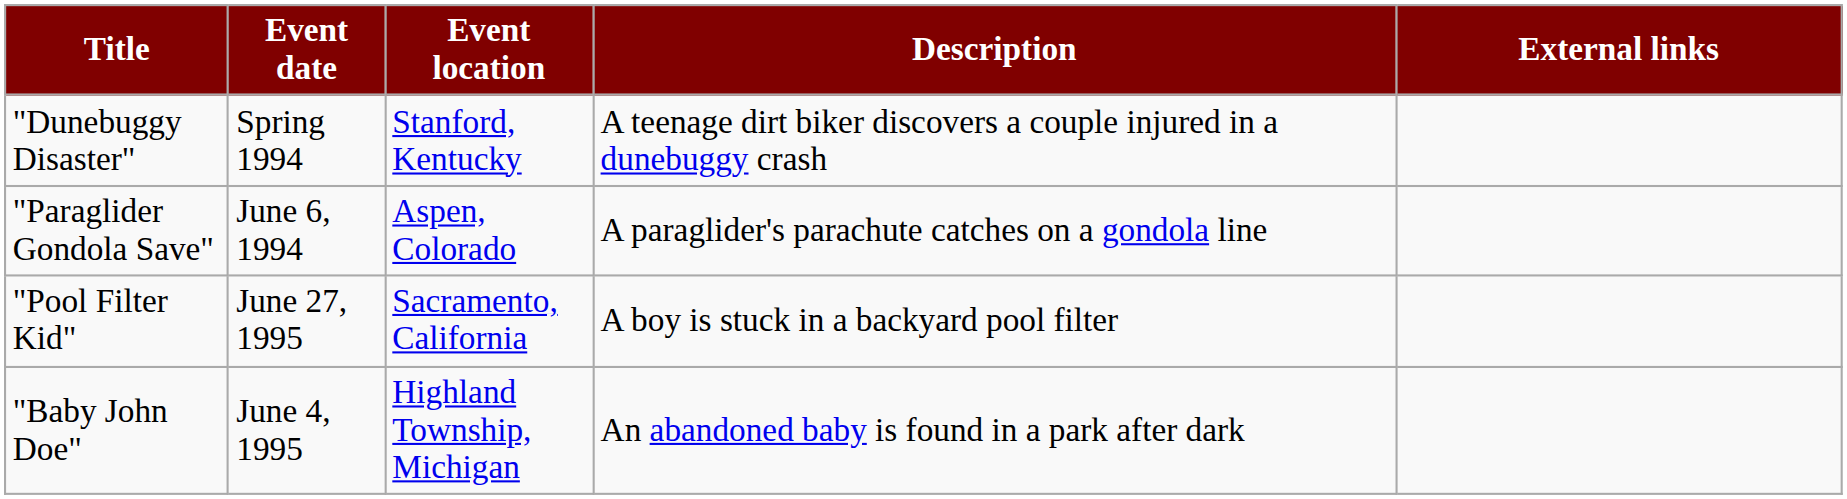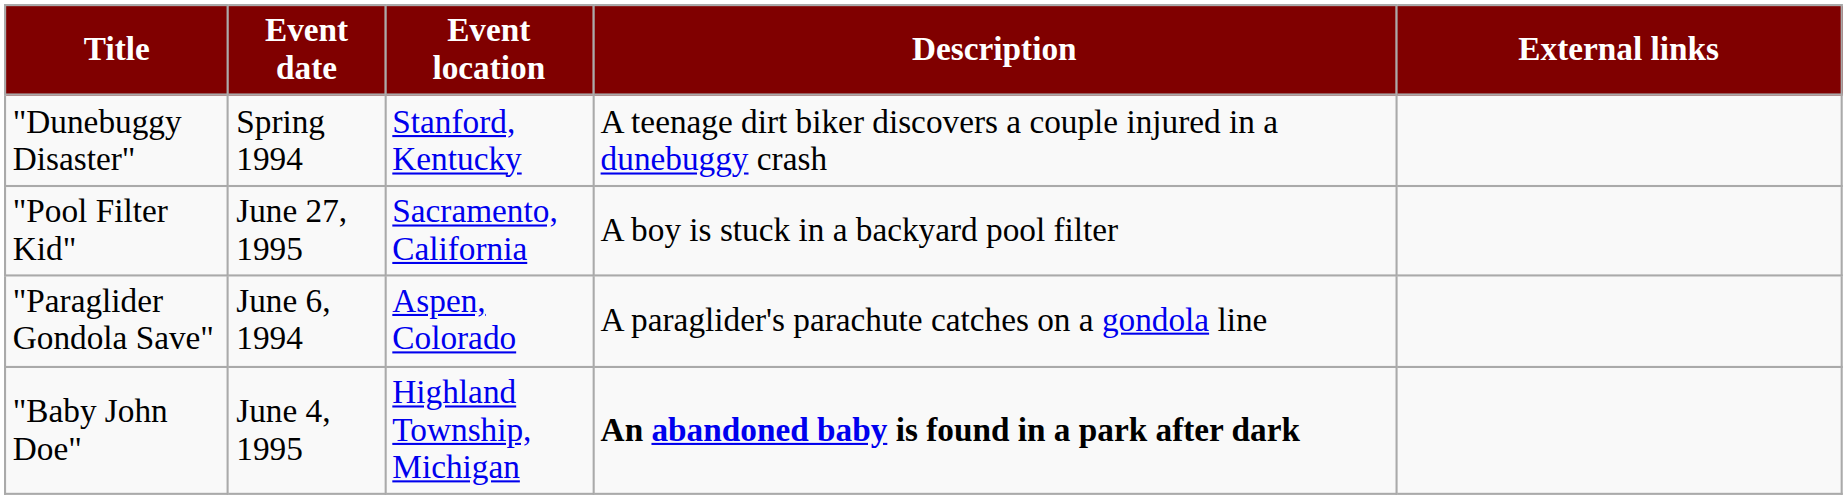rows swapped: (90, 320) <-> (113, 230)
(923, 429) normal -> (950, 429) bold
